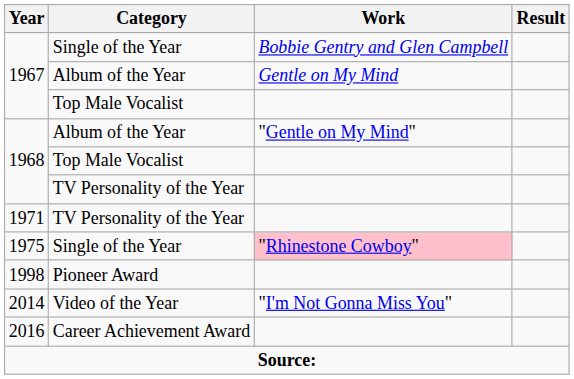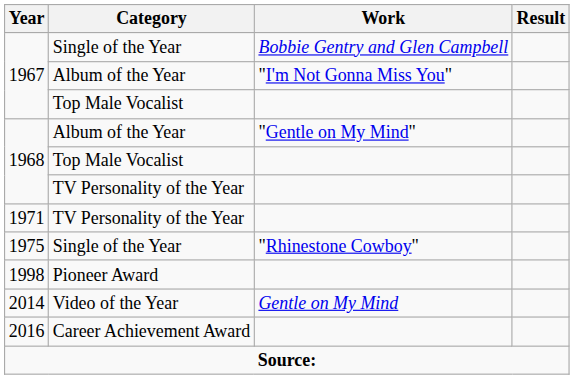(328, 75) Gentle on My Mind -> (355, 75) "I'm Not Gonna Miss You"
(339, 246) pink background -> (339, 246) no background
(355, 302) "I'm Not Gonna Miss You" -> (328, 302) Gentle on My Mind
